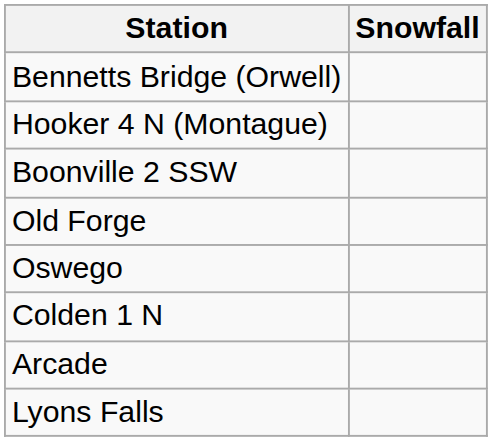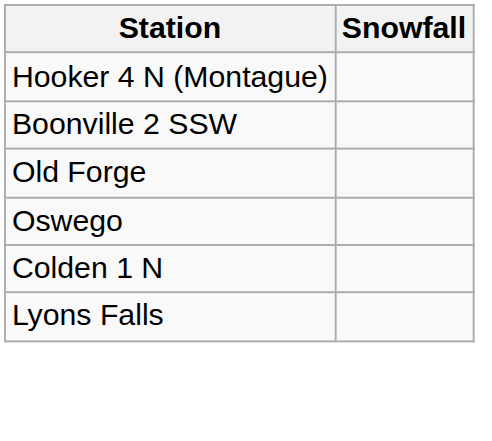- row: (177, 76)
- row: (60, 364)
